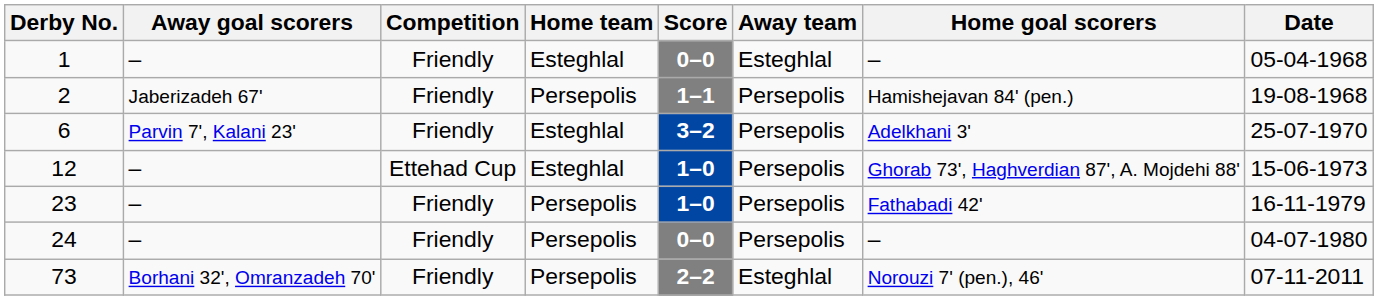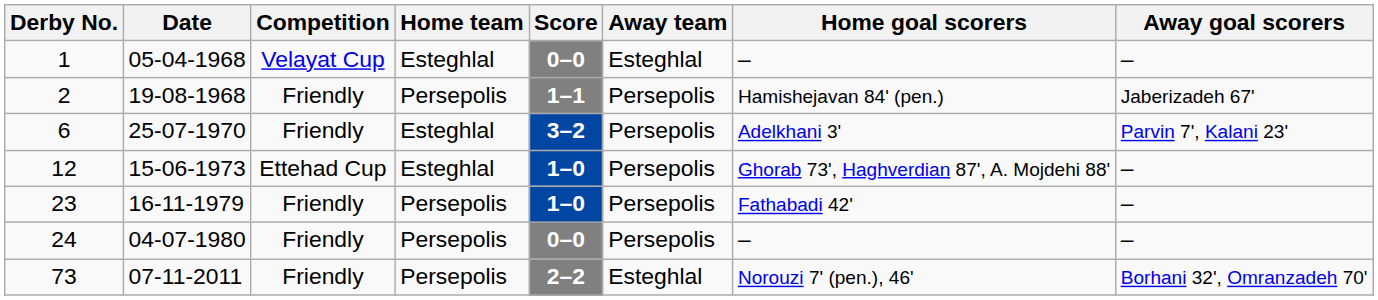columns swapped: (1309, 22) <-> (252, 22)
(453, 58) Friendly -> (323, 58) Velayat Cup
